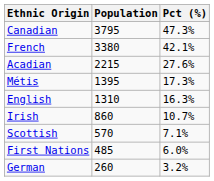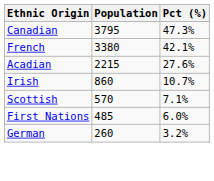- row: (23, 82)
- row: (29, 99)
